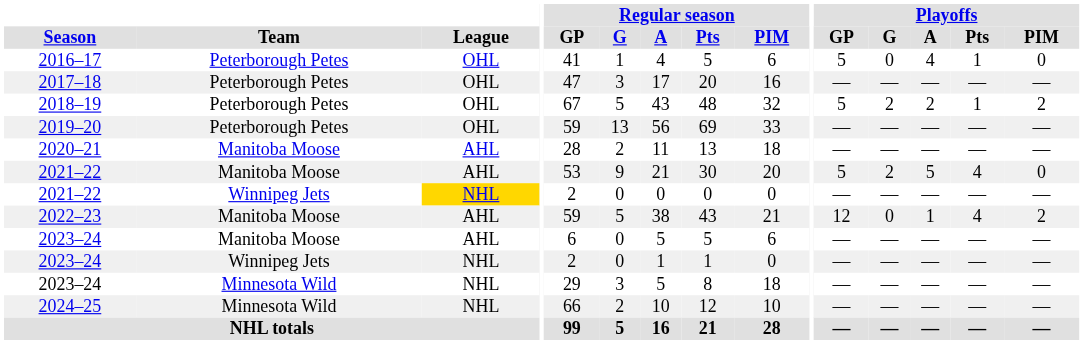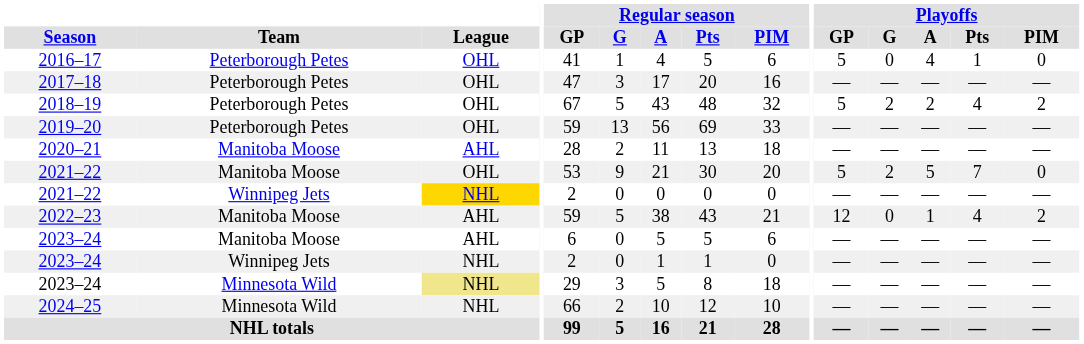(977, 104) 1 -> (977, 104) 4
(481, 171) AHL -> (481, 171) OHL
(977, 171) 4 -> (977, 171) 7
(481, 283) no background -> (481, 283) khaki background
